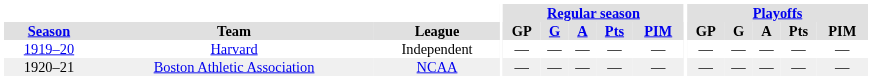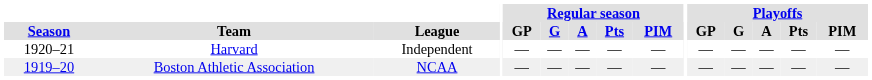(49, 49) 1919–20 -> (49, 49) 1920–21
(49, 67) 1920–21 -> (49, 67) 1919–20
